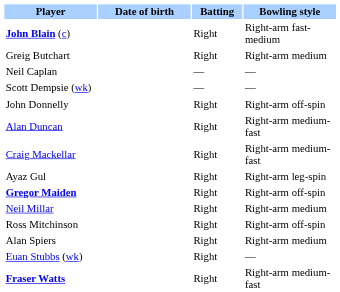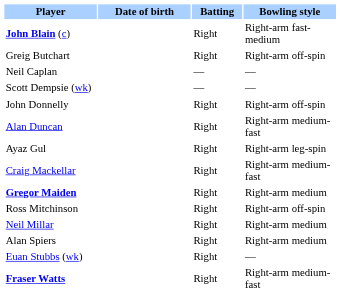(286, 56) Right-arm medium -> (285, 56) Right-arm off-spin
rows swapped: (26, 176) <-> (41, 154)
(285, 192) Right-arm off-spin -> (286, 192) Right-arm medium
rows swapped: (30, 208) <-> (42, 224)
